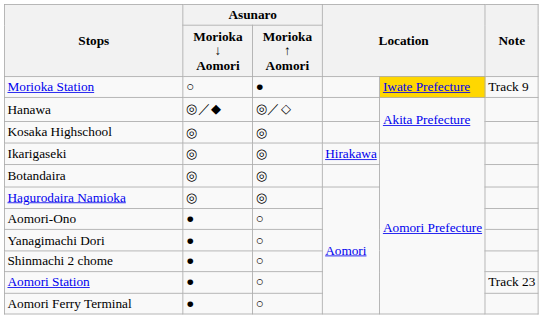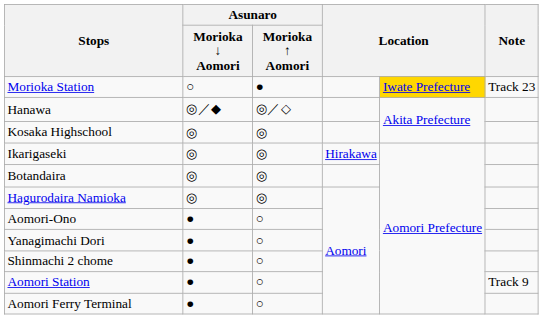(508, 87) Track 9 -> (512, 87) Track 23
(512, 282) Track 23 -> (508, 282) Track 9
